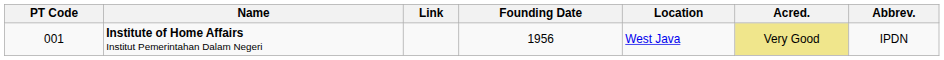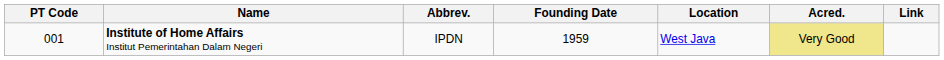columns swapped: (894, 13) <-> (431, 13)
(541, 39) 1956 -> (576, 39) 1959
